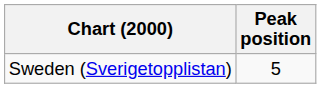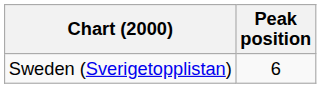(276, 68) 5 -> (276, 68) 6
